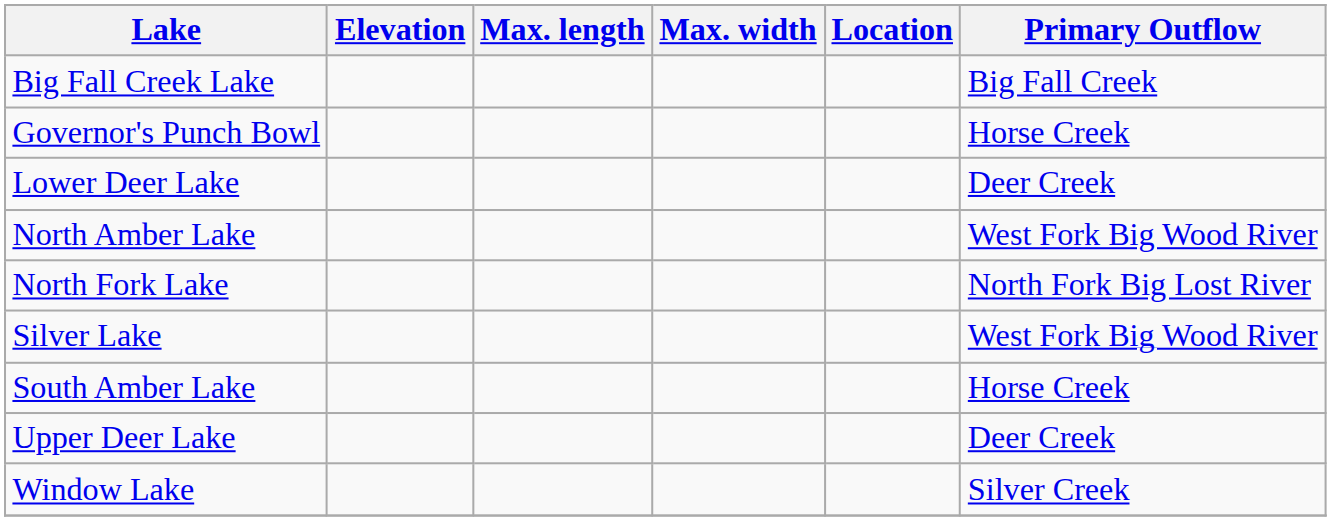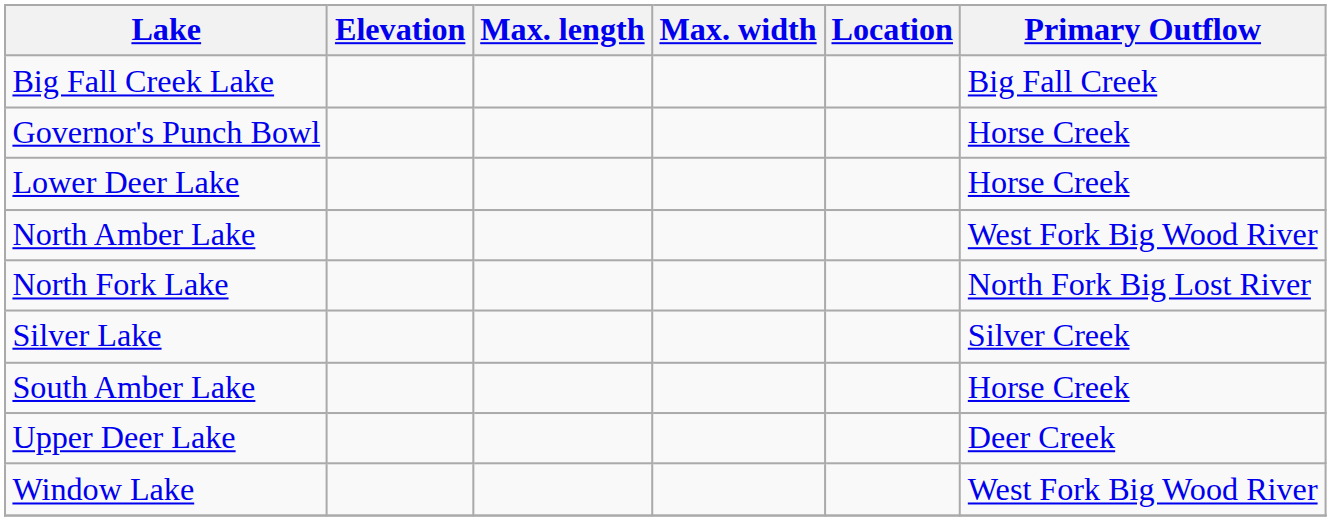(1041, 183) Deer Creek -> (1049, 183) Horse Creek
(1143, 336) West Fork Big Wood River -> (1049, 336) Silver Creek
(1049, 489) Silver Creek -> (1143, 489) West Fork Big Wood River
